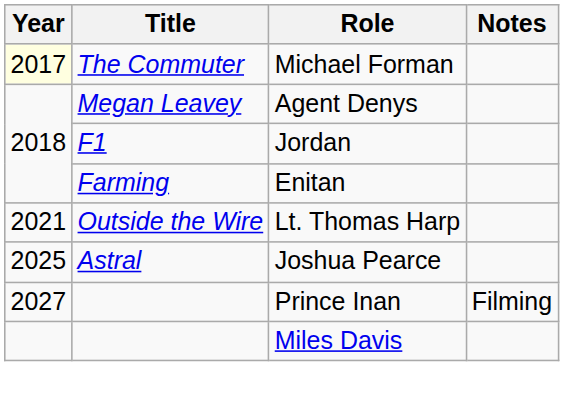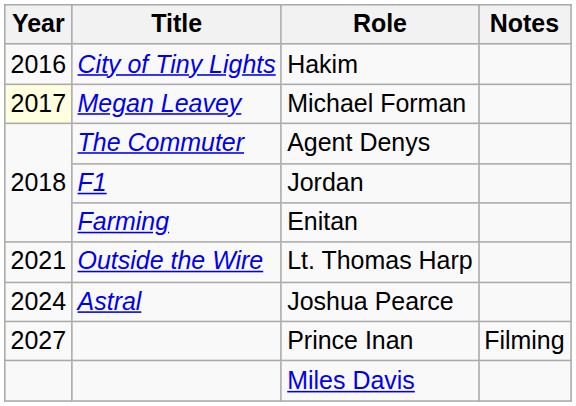+ row: (323, 63)
(161, 63) The Commuter -> (159, 103) Megan Leavey
(159, 103) Megan Leavey -> (161, 143) The Commuter
(38, 261) 2025 -> (38, 301) 2024
